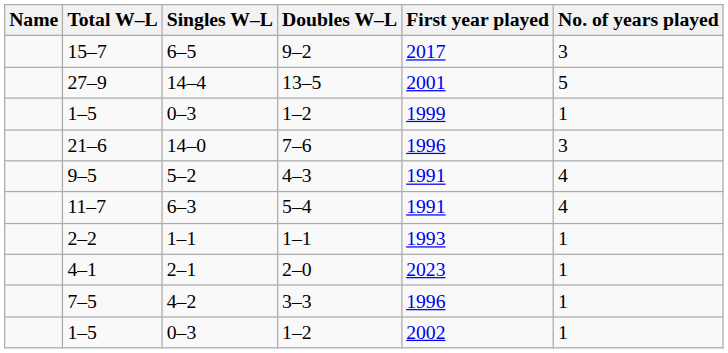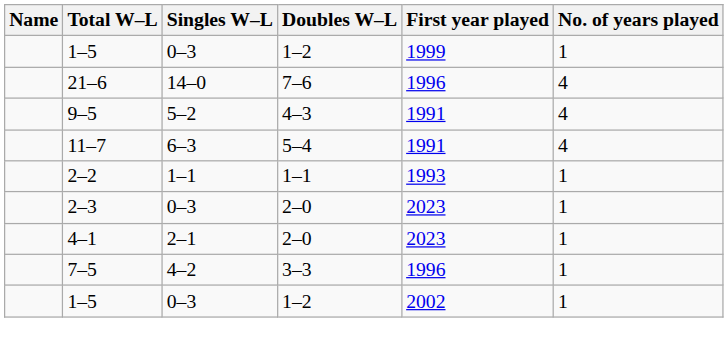- row: (87, 51)
- row: (87, 82)
(563, 144) 3 -> (563, 82) 4
+ row: (82, 207)
